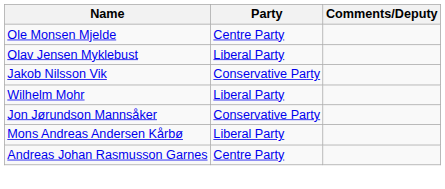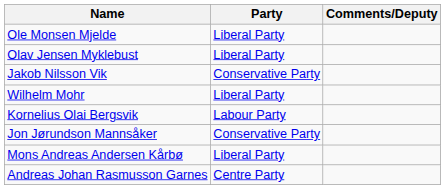(249, 34) Centre Party -> (249, 34) Liberal Party
+ row: (73, 114)
